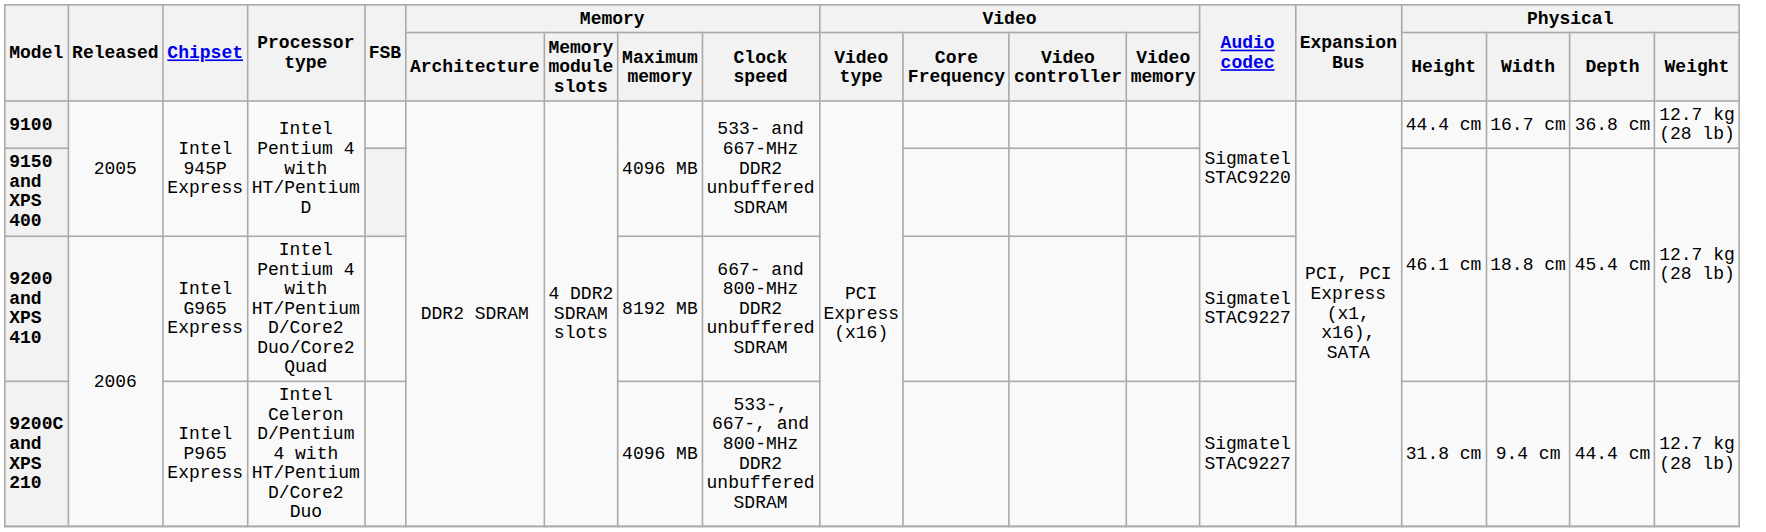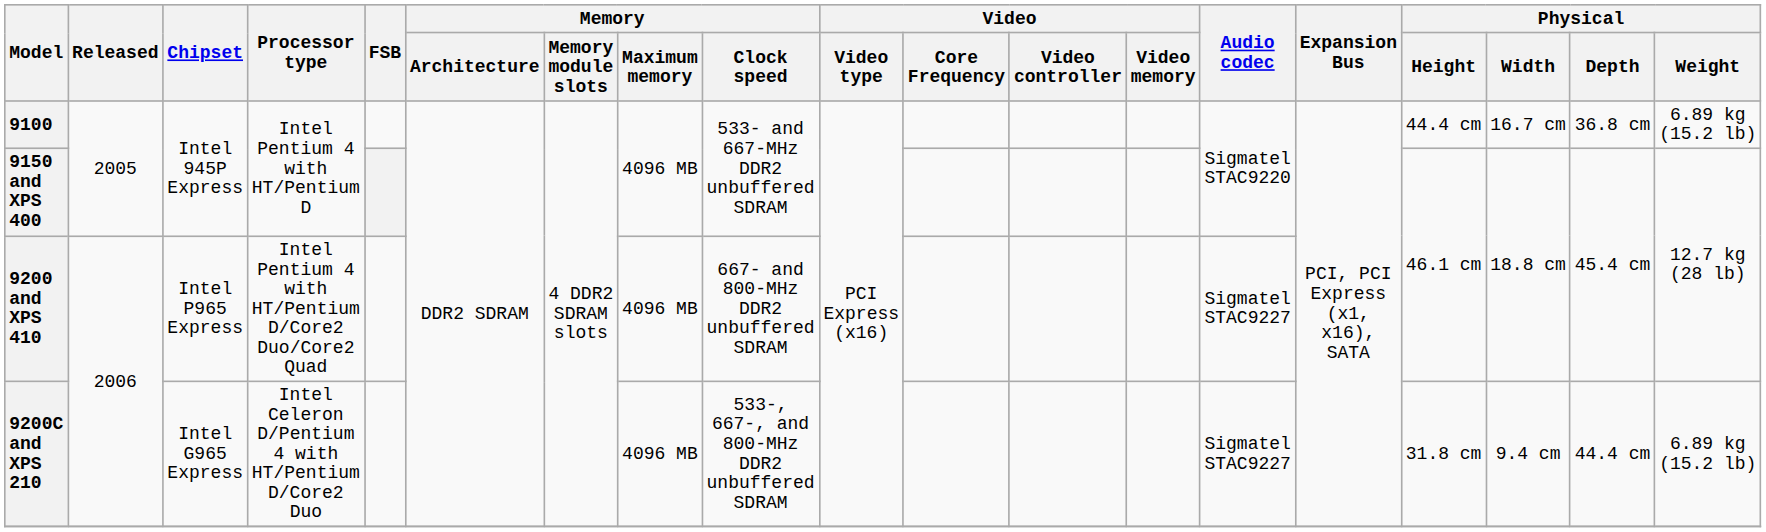(1697, 125) 12.7 kg (28 lb) -> (1708, 125) 6.89 kg (15.2 lb)
(205, 309) Intel G965 Express -> (205, 309) Intel P965 Express
(660, 309) 8192 MB -> (660, 309) 4096 MB
(205, 454) Intel P965 Express -> (205, 454) Intel G965 Express
(1697, 454) 12.7 kg (28 lb) -> (1708, 454) 6.89 kg (15.2 lb)
